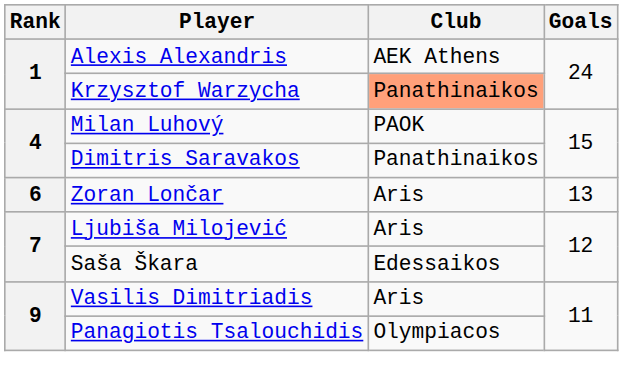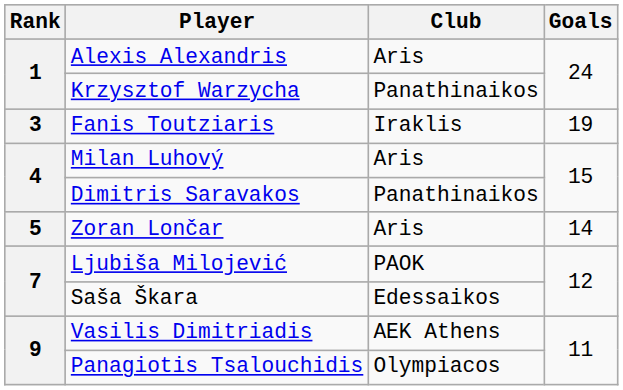(437, 57) AEK Athens -> (399, 57) Aris
(456, 91) lightsalmon background -> (456, 91) no background
+ row: (173, 126)
(399, 126) PAOK -> (399, 160) Aris
(35, 195) 6 -> (35, 229) 5
(581, 195) 13 -> (581, 229) 14
(399, 229) Aris -> (399, 264) PAOK
(399, 298) Aris -> (437, 333) AEK Athens
